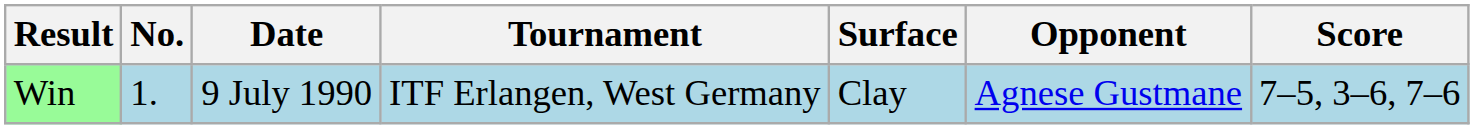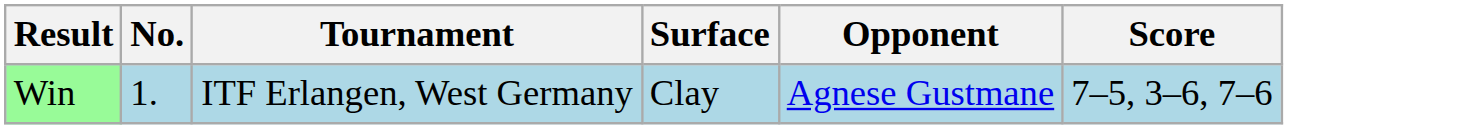- column: (287, 33)
